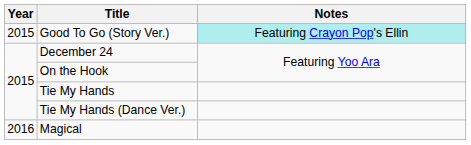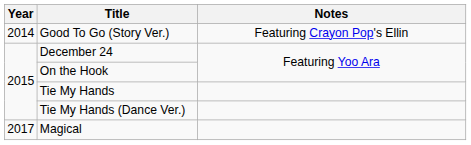(21, 33) 2015 -> (21, 33) 2014
(331, 33) paleturquoise background -> (331, 33) no background
(21, 129) 2016 -> (21, 129) 2017
